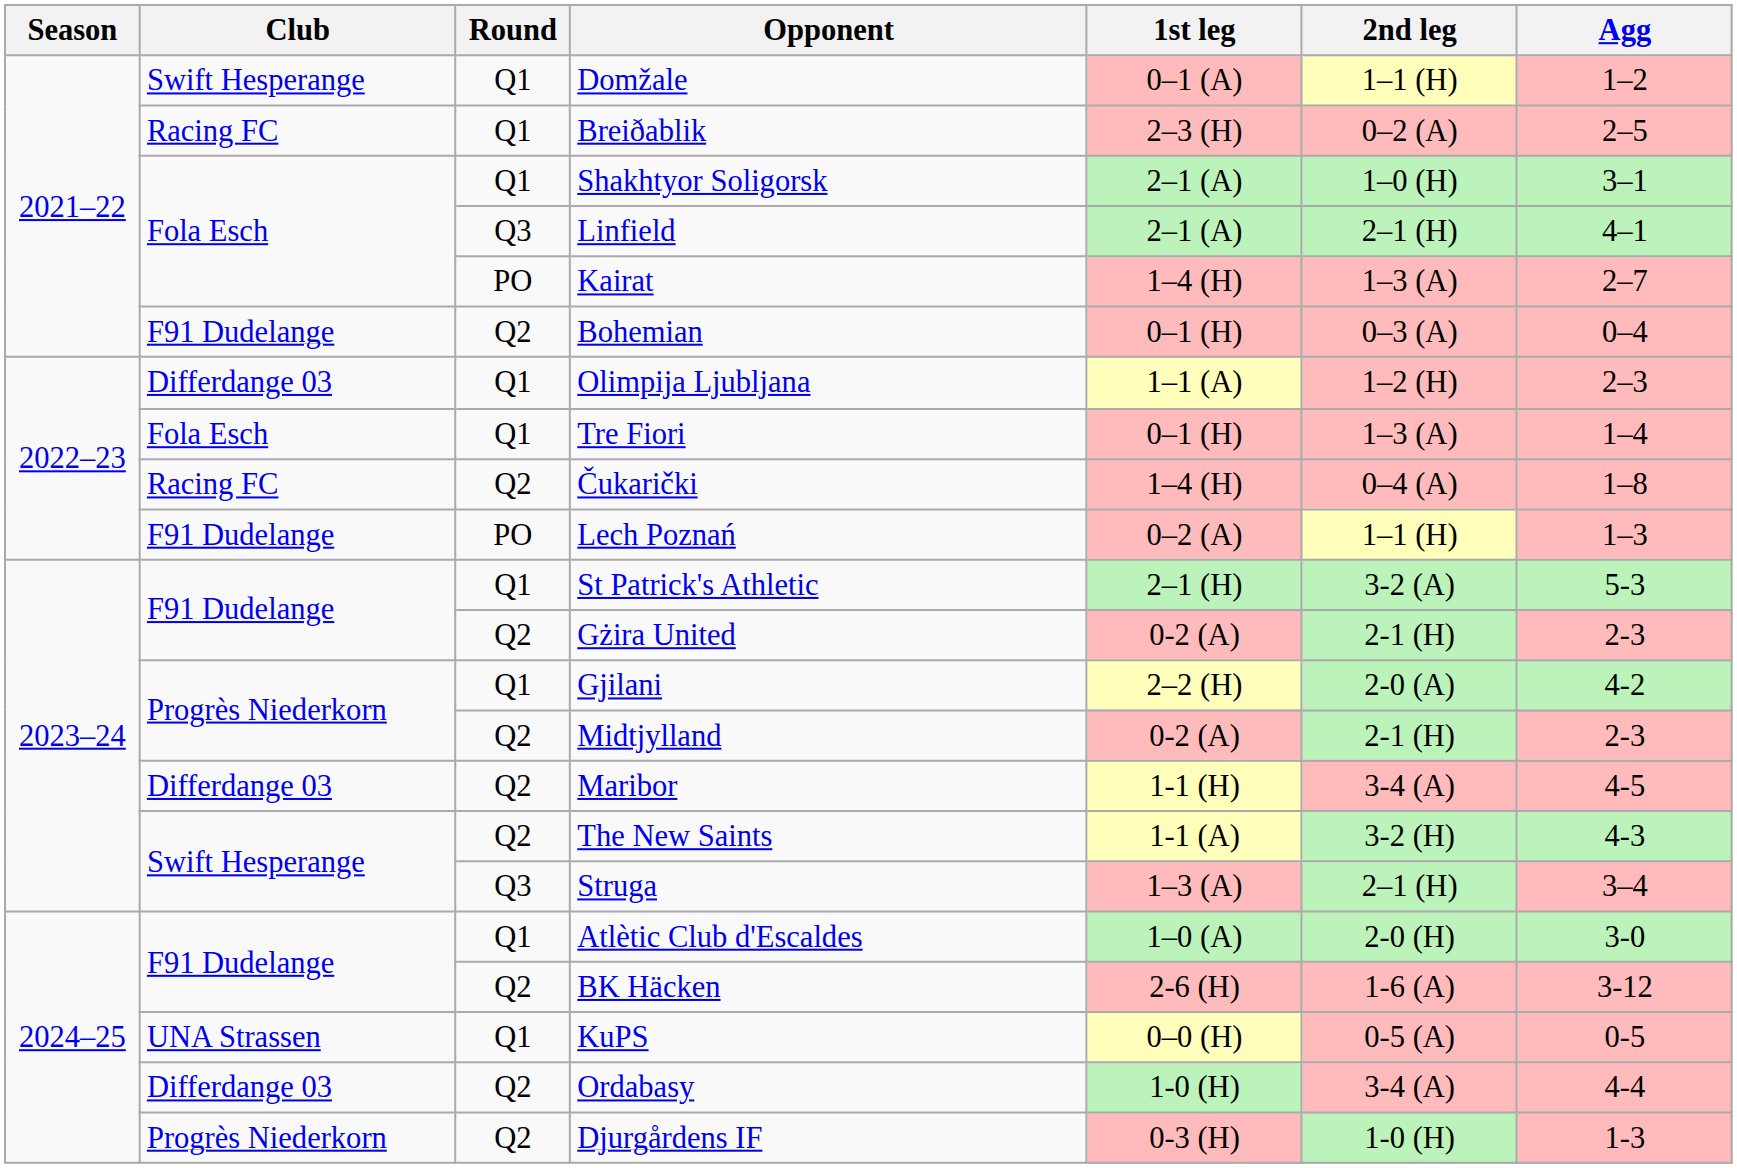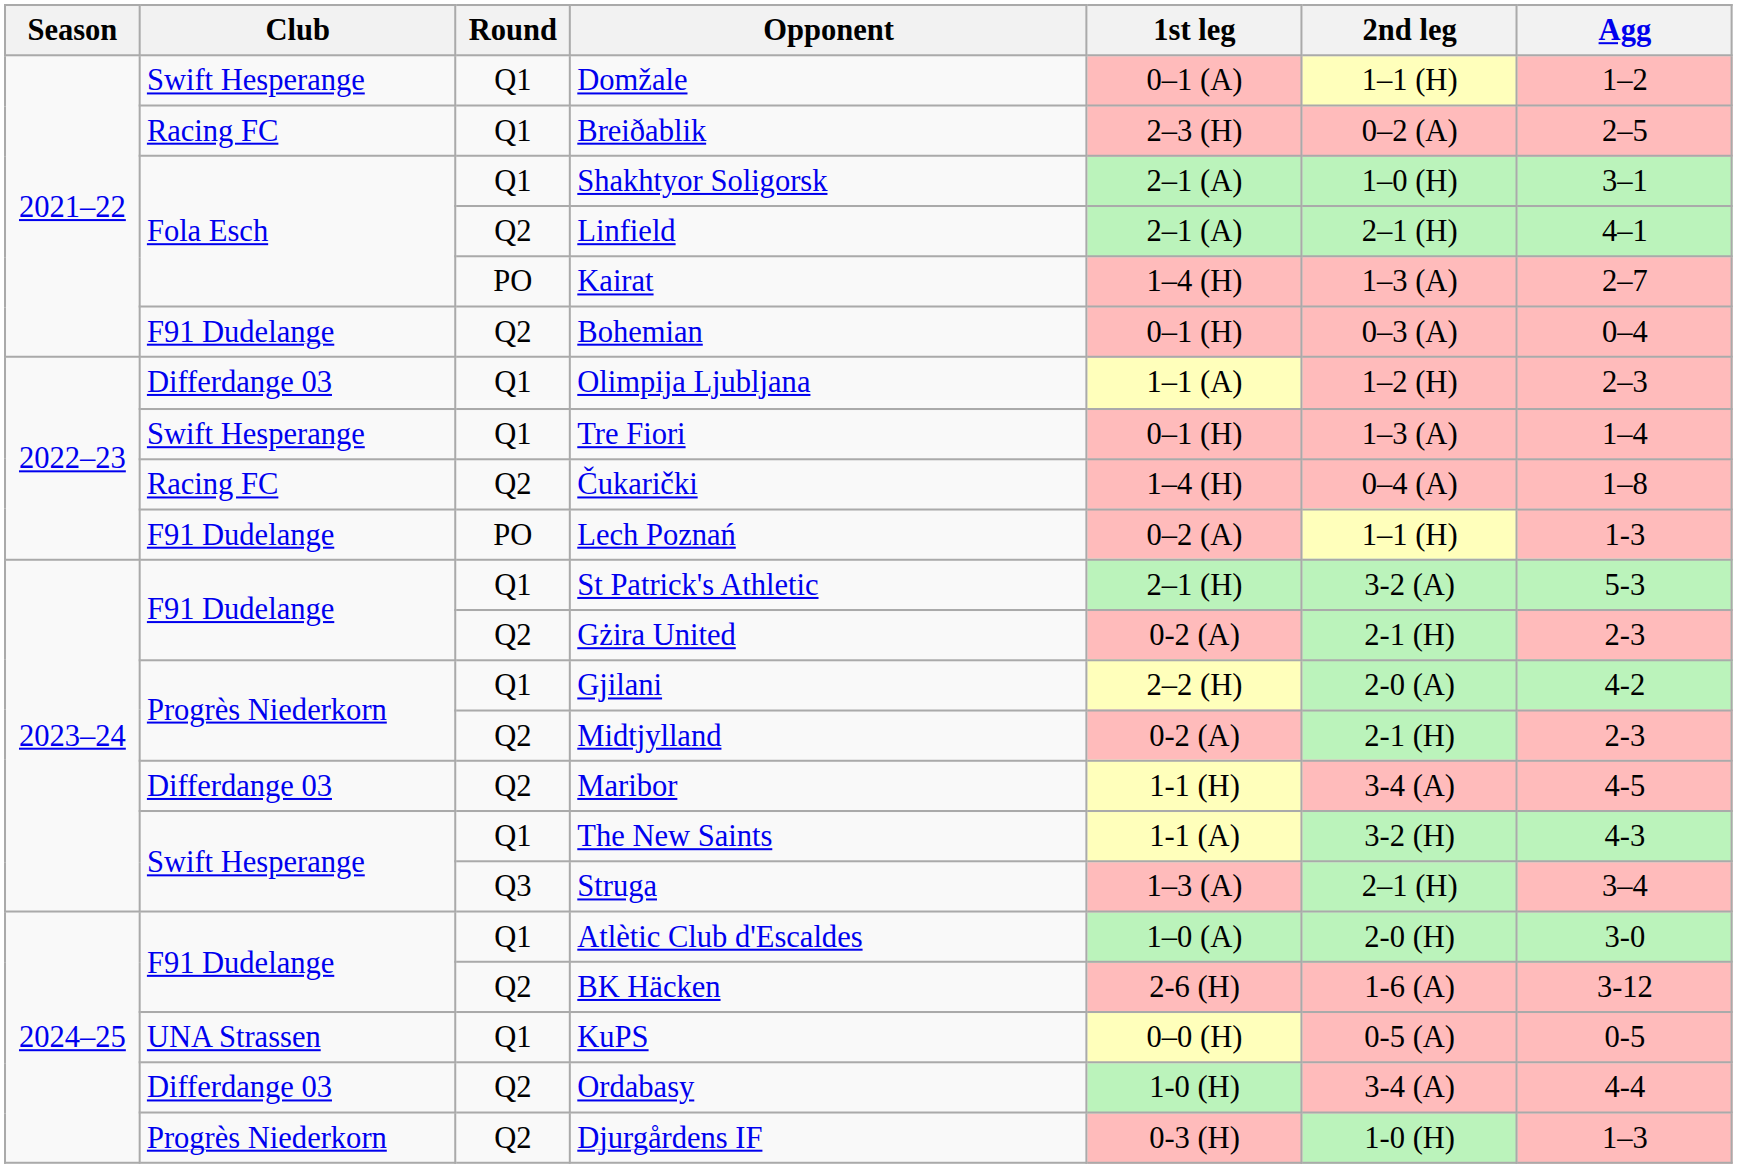(513, 231) Q3 -> (513, 231) Q2
(208, 432) Fola Esch -> (256, 432) Swift Hesperange
(1625, 533) 1–3 -> (1625, 533) 1-3
(513, 835) Q2 -> (513, 835) Q1
(1625, 1138) 1-3 -> (1625, 1138) 1–3
